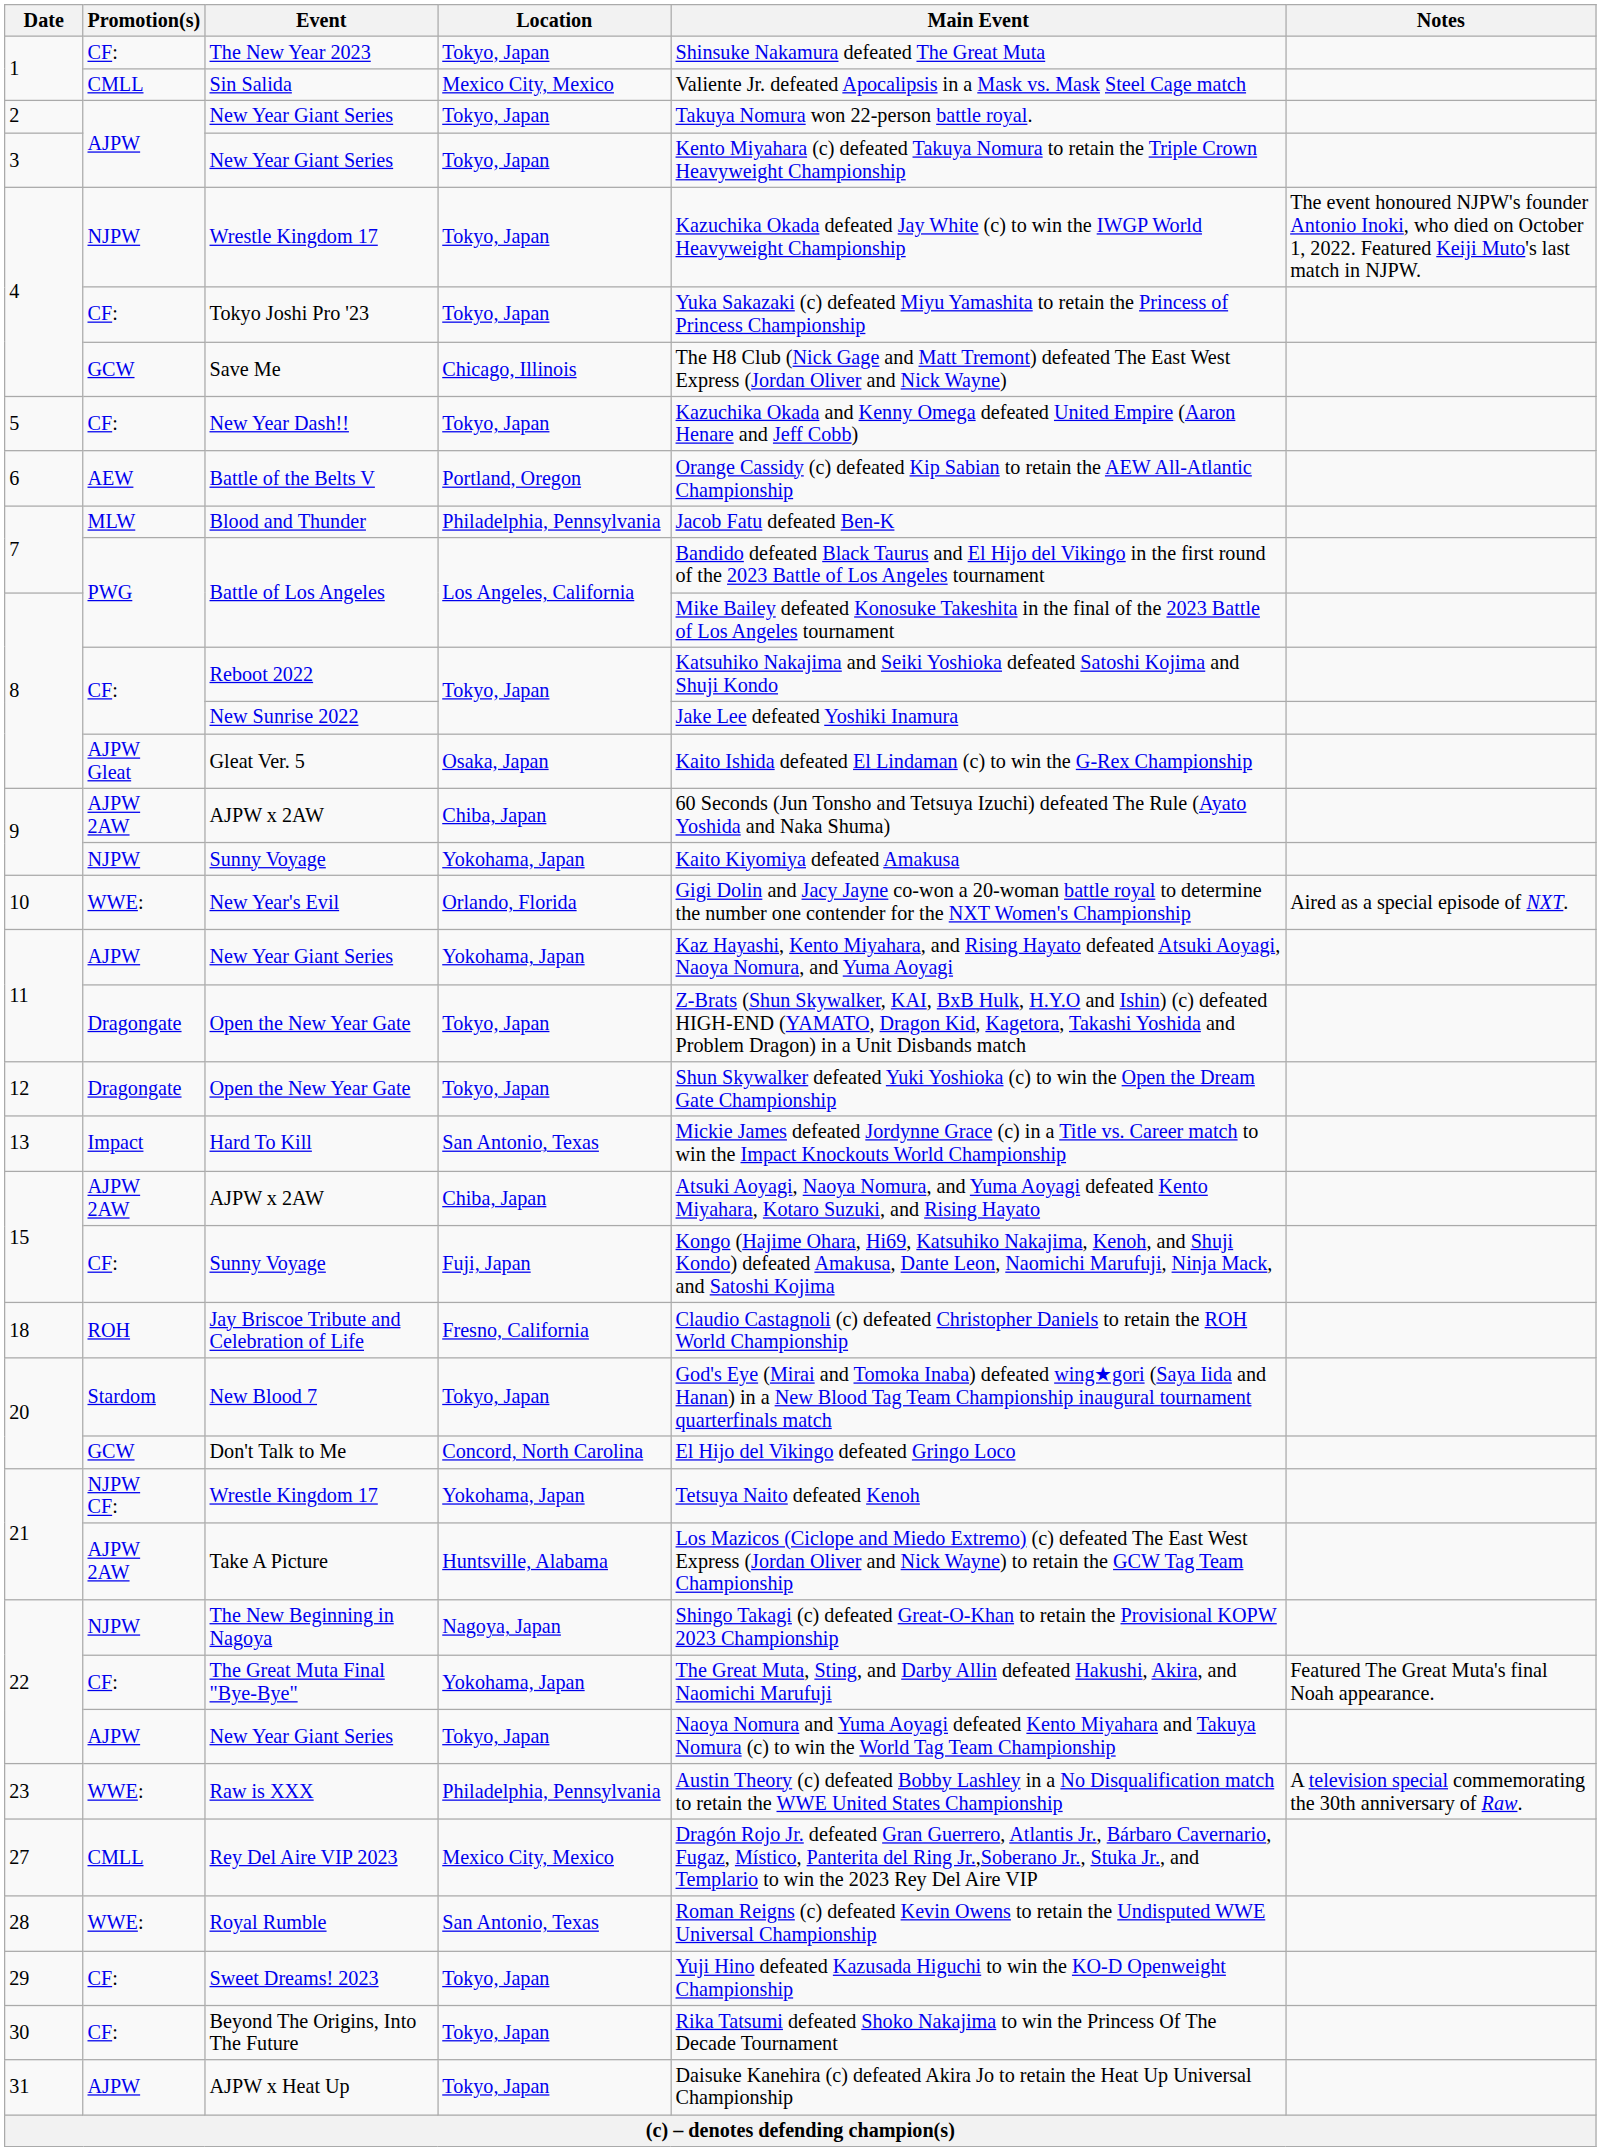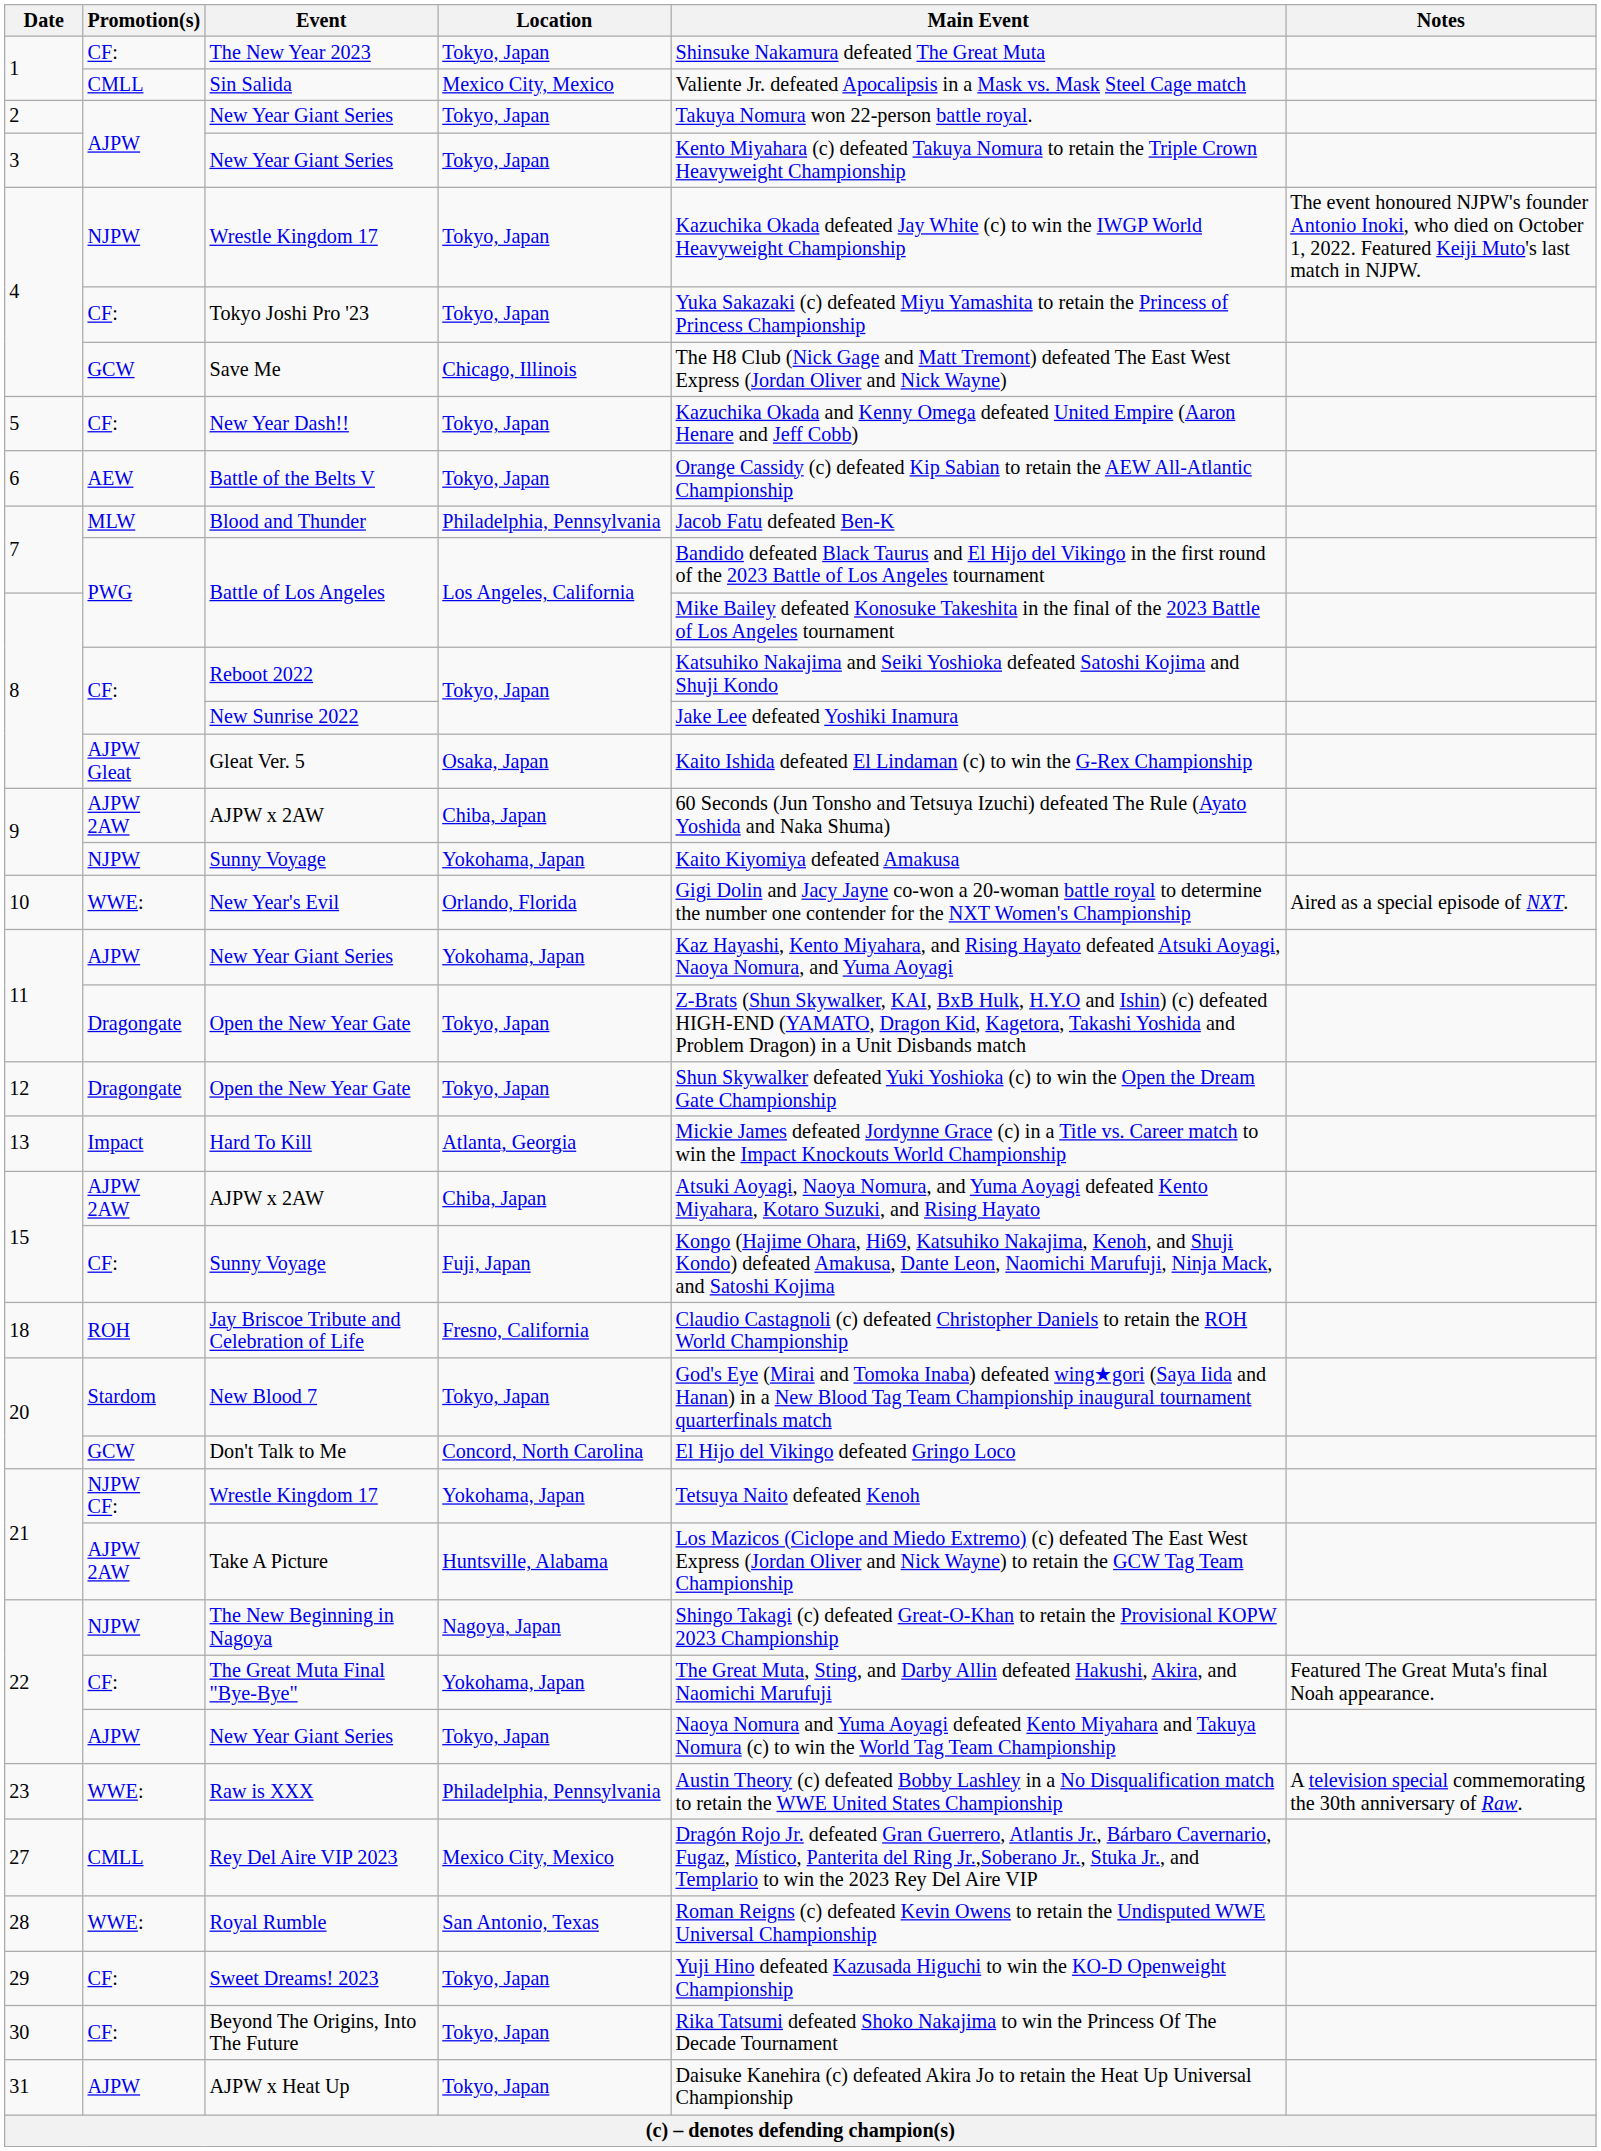(512, 478) Portland, Oregon -> (496, 478) Tokyo, Japan
(521, 1143) San Antonio, Texas -> (509, 1143) Atlanta, Georgia
